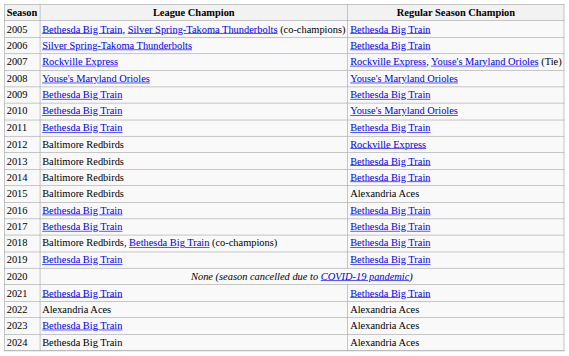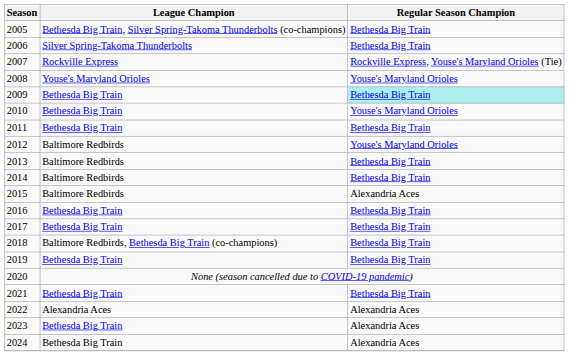(390, 95) no background -> (390, 95) paleturquoise background
(388, 144) Rockville Express -> (404, 144) Youse's Maryland Orioles
